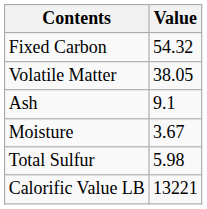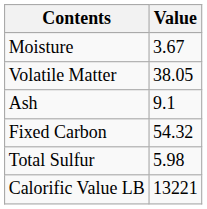rows swapped: (41, 132) <-> (58, 47)
